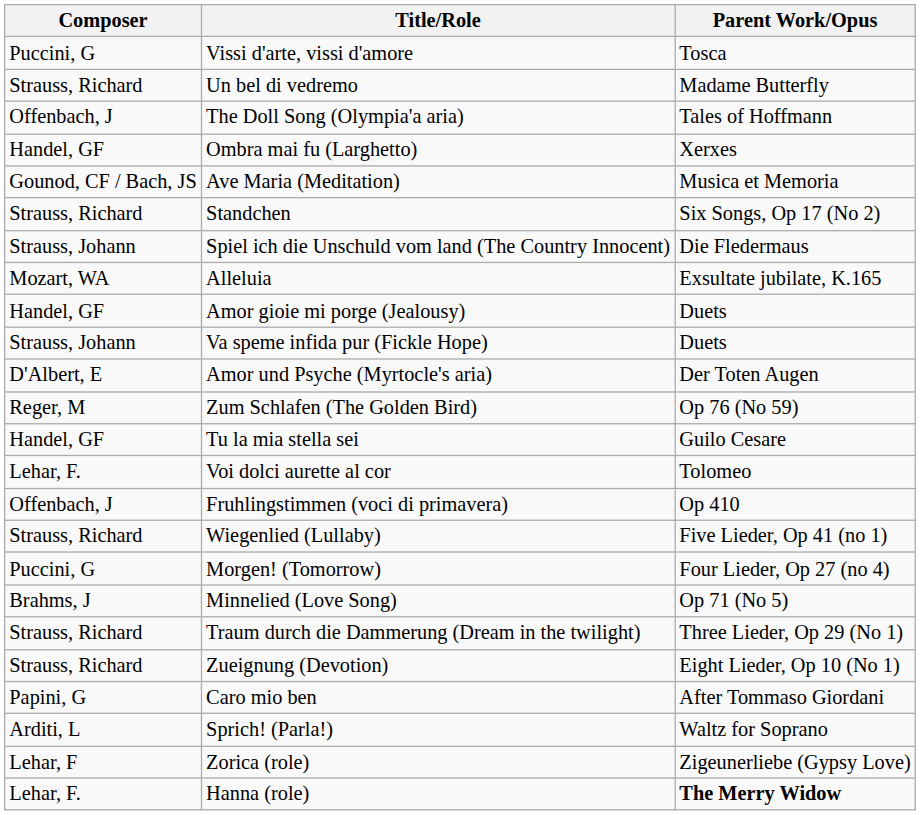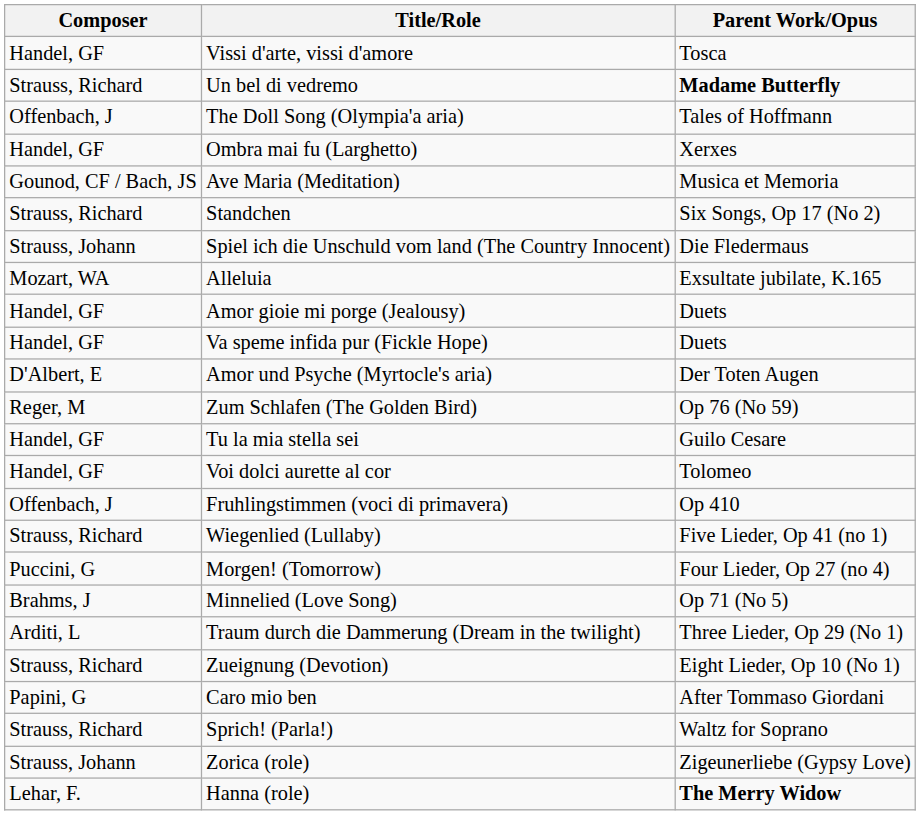(52, 52) Puccini, G -> (57, 52) Handel, GF
(754, 85) normal -> (760, 85) bold
(73, 342) Strauss, Johann -> (57, 342) Handel, GF
(45, 471) Lehar, F. -> (57, 471) Handel, GF
(76, 632) Strauss, Richard -> (45, 632) Arditi, L
(45, 729) Arditi, L -> (76, 729) Strauss, Richard
(43, 761) Lehar, F -> (73, 761) Strauss, Johann
